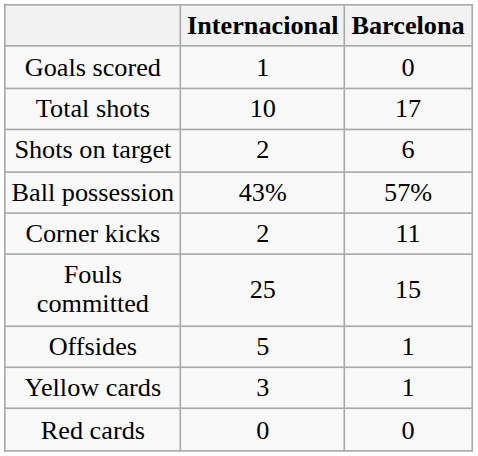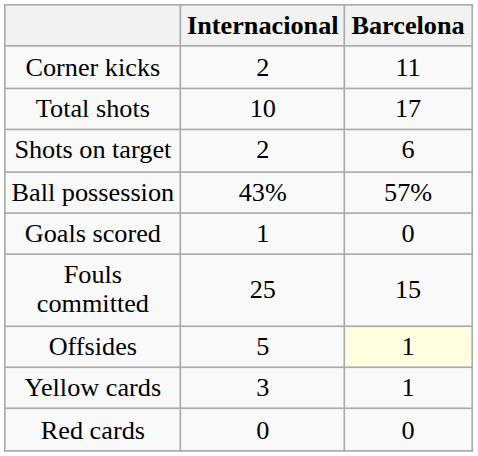rows swapped: (93, 66) <-> (93, 233)
(408, 346) no background -> (408, 346) lightyellow background
